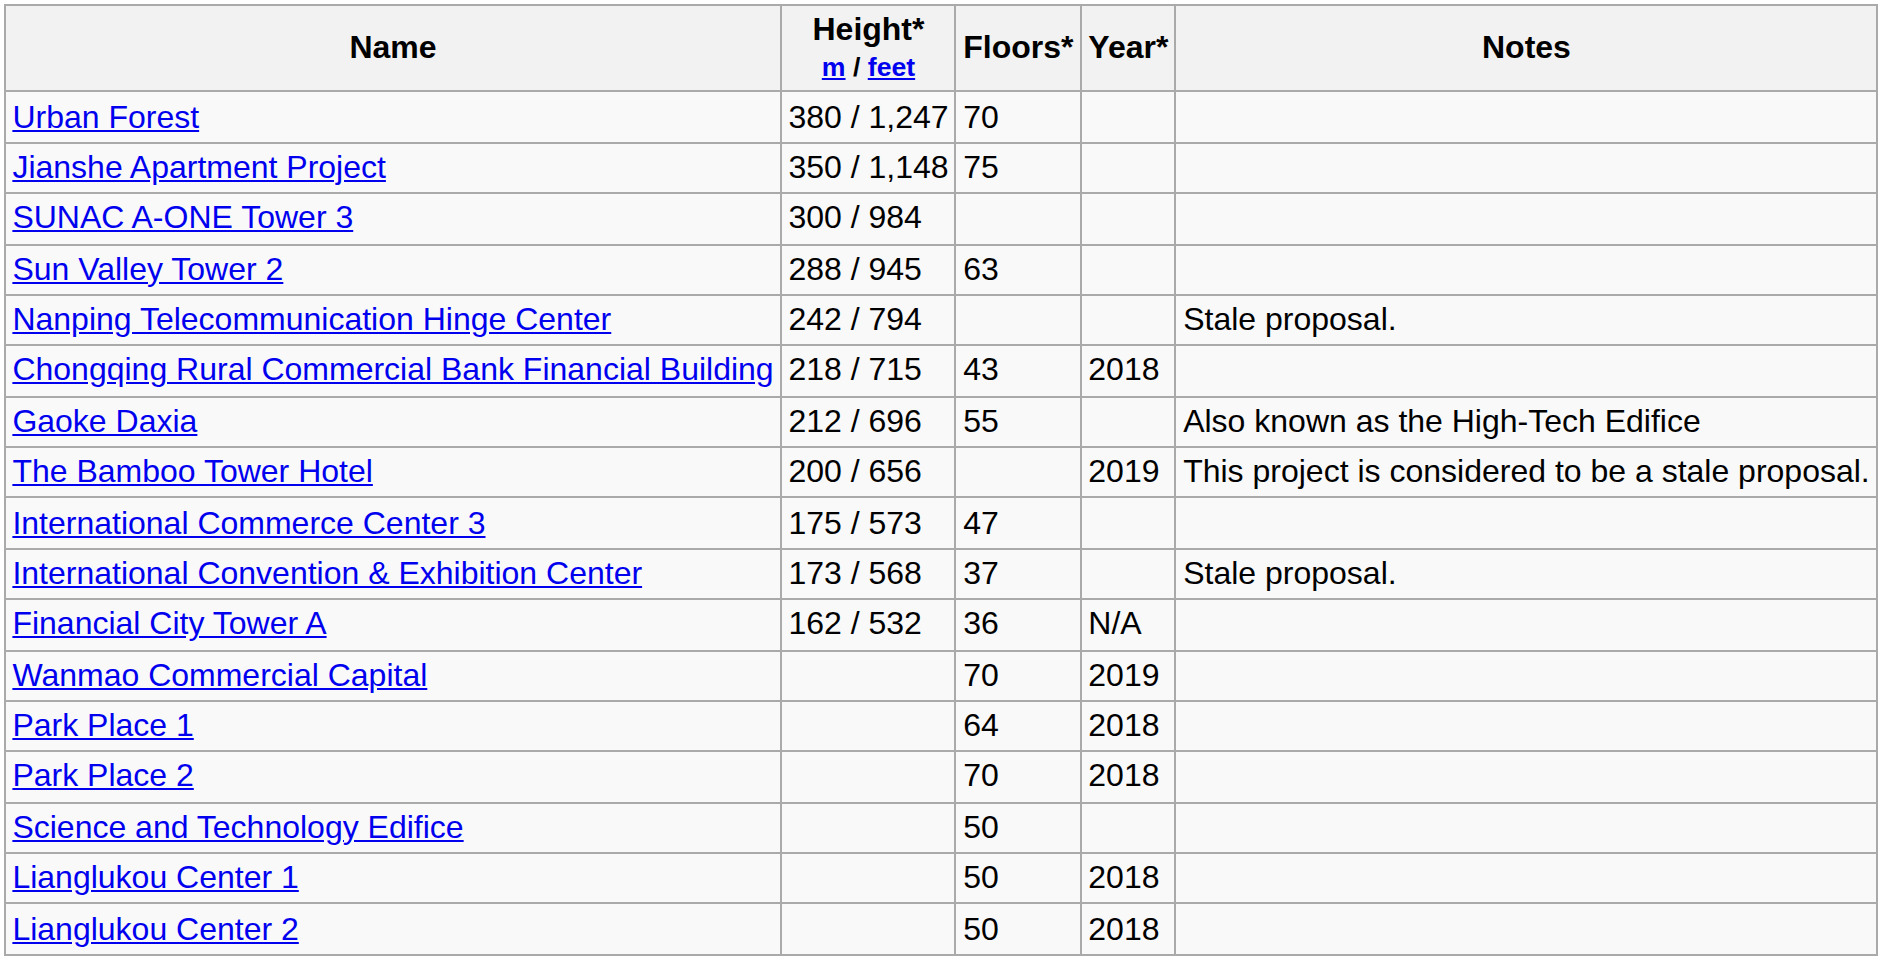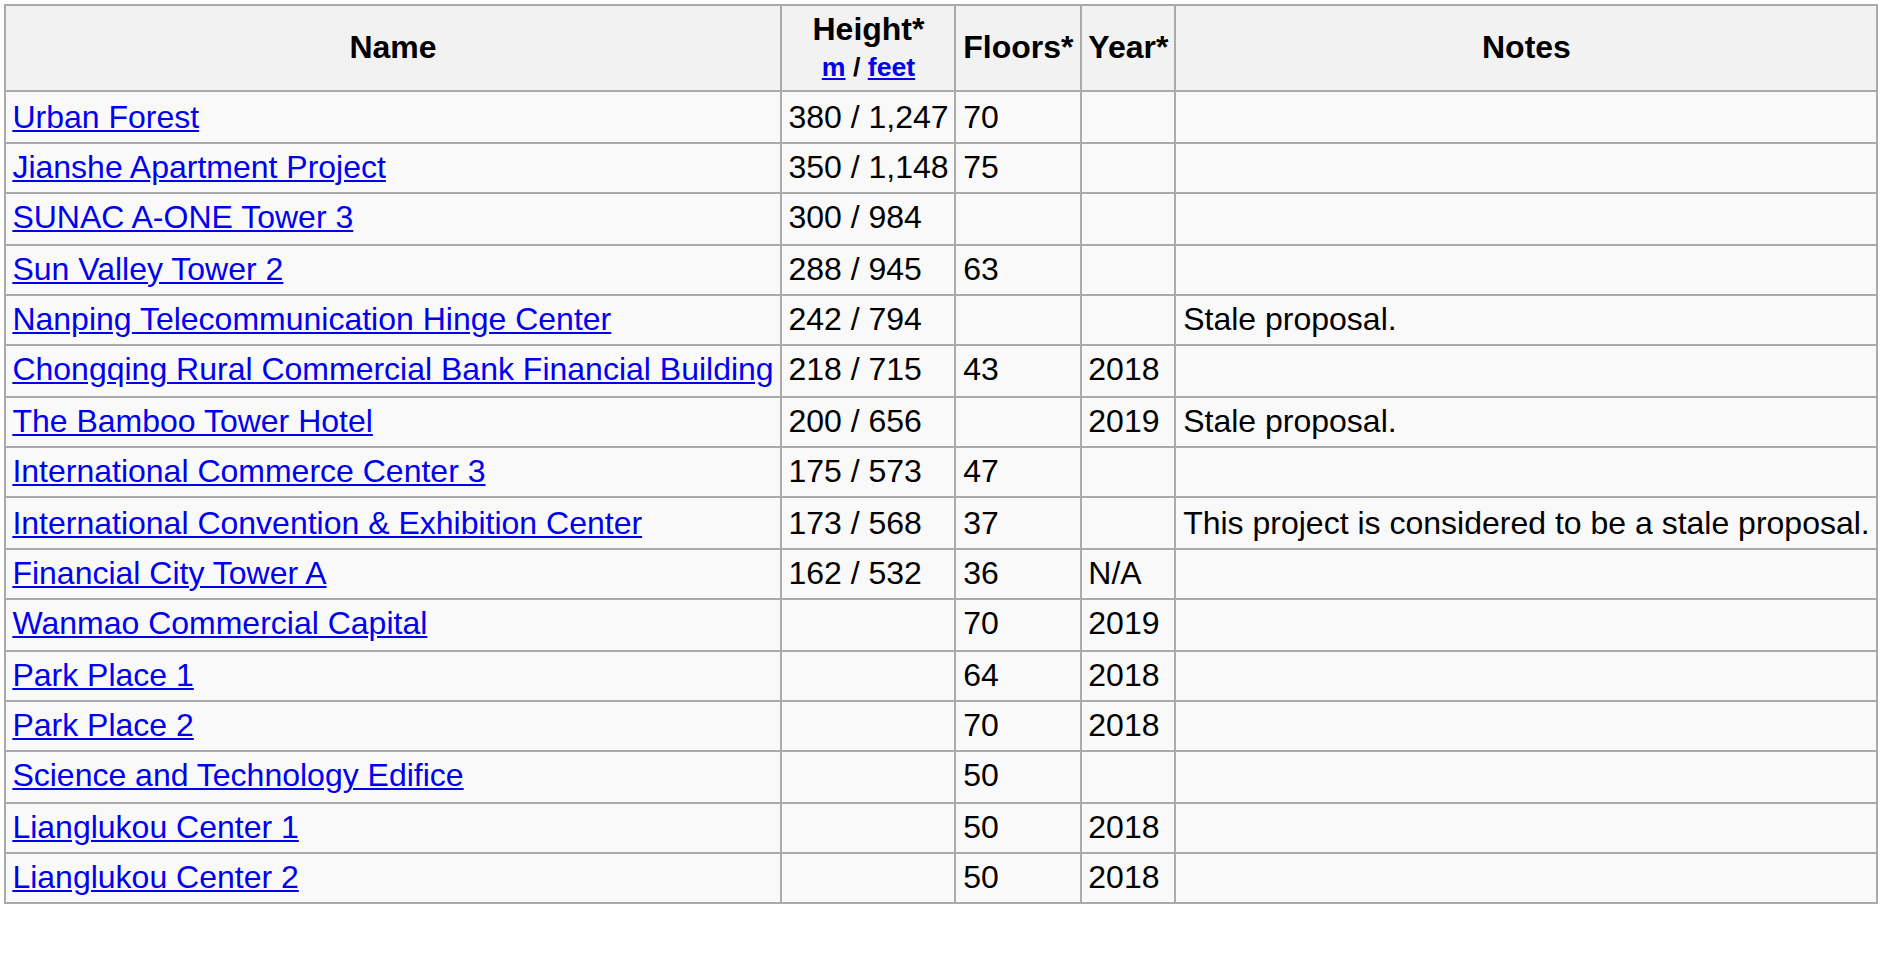- row: (105, 421)
(1526, 471) This project is considered to be a stale proposal. -> (1290, 421) Stale proposal.
(1290, 573) Stale proposal. -> (1526, 522) This project is considered to be a stale proposal.
